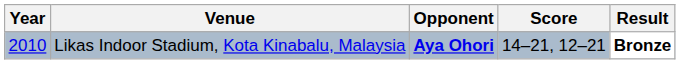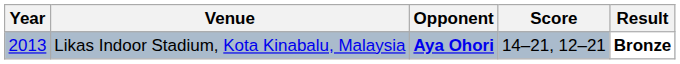(27, 45) 2010 -> (27, 45) 2013
